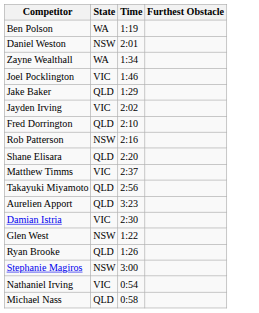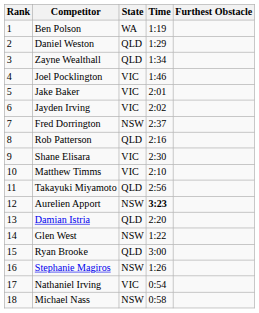+ column: (18, 12)
(104, 44) NSW -> (132, 44) QLD
(129, 44) 2:01 -> (157, 44) 1:29
(101, 60) WA -> (132, 60) QLD
(104, 92) QLD -> (130, 92) VIC
(129, 92) 1:29 -> (157, 92) 2:01
(104, 124) QLD -> (133, 124) NSW
(129, 124) 2:10 -> (157, 124) 2:37
(104, 140) NSW -> (132, 140) QLD
(104, 156) QLD -> (130, 156) VIC
(129, 156) 2:20 -> (157, 156) 2:30
(129, 172) 2:37 -> (157, 172) 2:10
(104, 204) QLD -> (133, 204) NSW
(129, 204) normal -> (158, 204) bold
(102, 220) VIC -> (132, 220) QLD
(129, 220) 2:30 -> (157, 220) 2:20
(129, 252) 1:26 -> (157, 252) 3:00
(129, 268) 3:00 -> (157, 268) 1:26
(104, 300) QLD -> (133, 300) NSW
